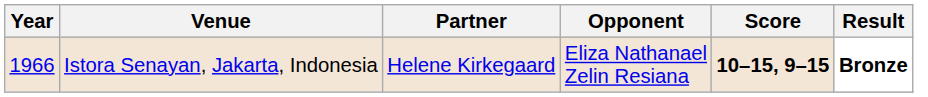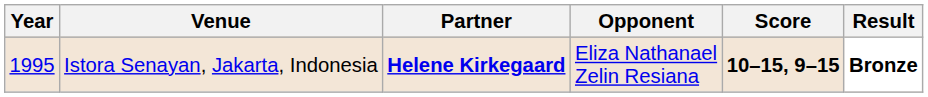(32, 64) 1966 -> (32, 64) 1995
(471, 64) normal -> (476, 64) bold
